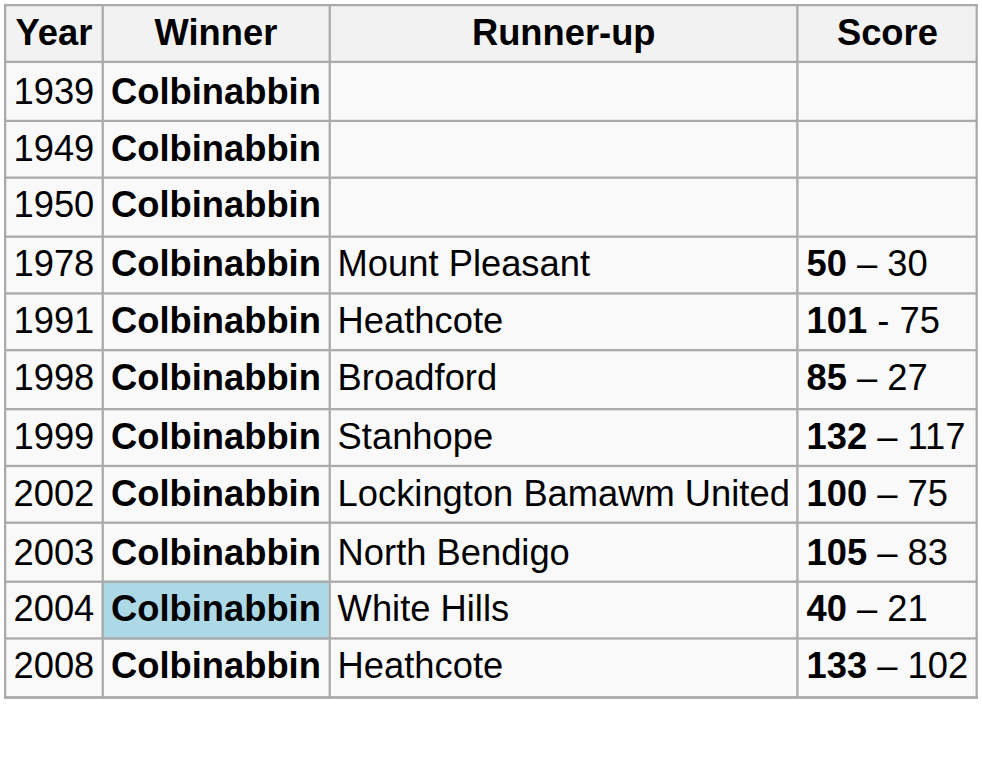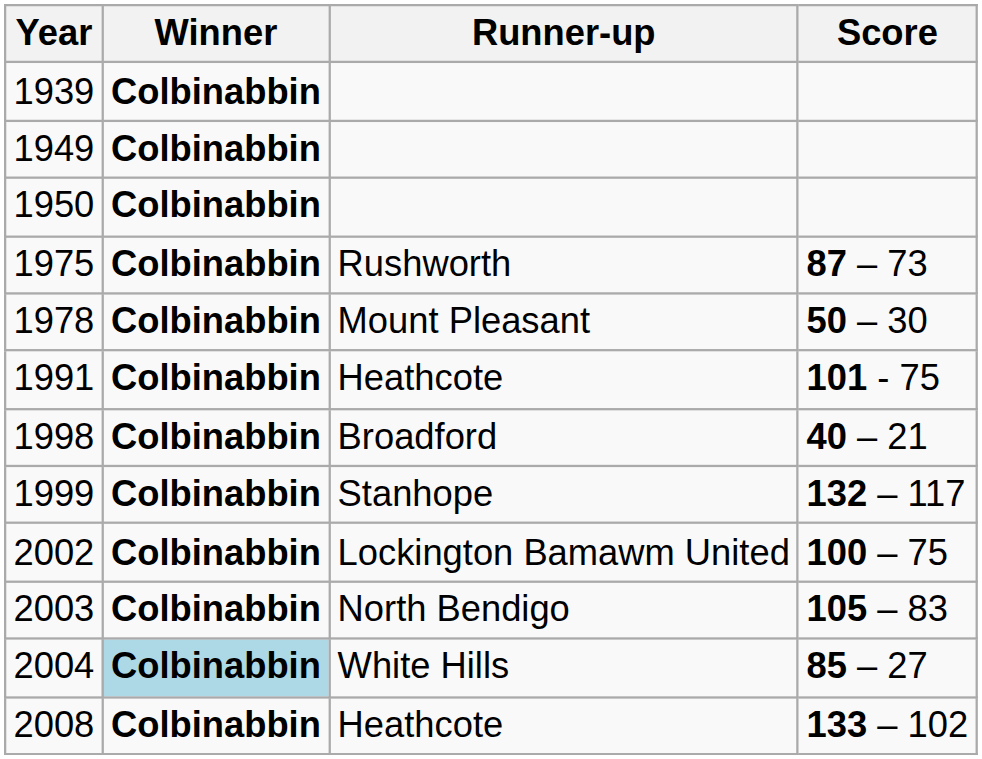+ row: (54, 263)
(867, 378) 85 – 27 -> (867, 436) 40 – 21
(867, 609) 40 – 21 -> (867, 666) 85 – 27
